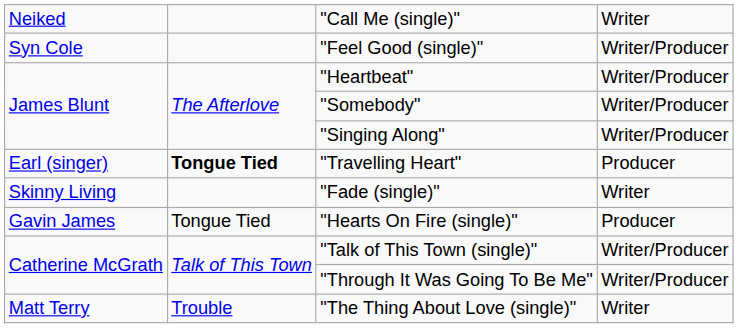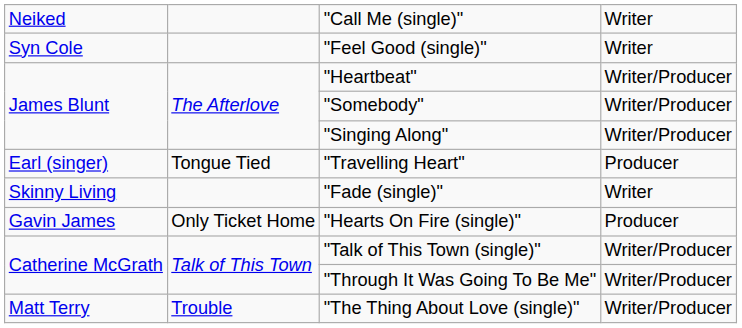(665, 47) Writer/Producer -> (629, 47) Writer
(225, 163) bold -> (221, 163) normal
(221, 221) Tongue Tied -> (243, 221) Only Ticket Home
(625, 308) Writer -> (668, 308) Writer/Producer
